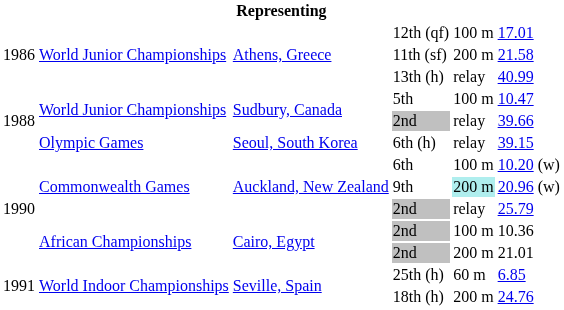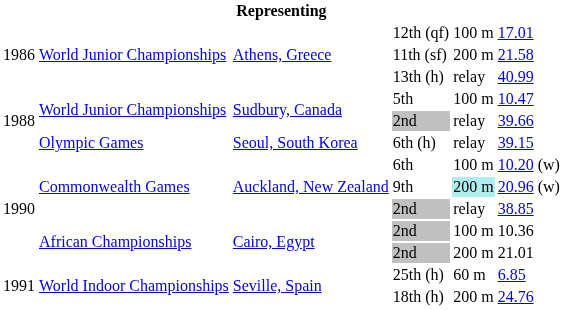(516, 208) 25.79 -> (516, 208) 38.85
